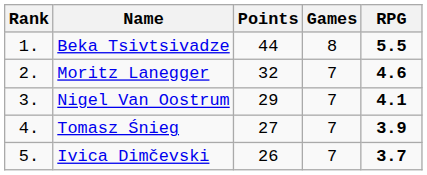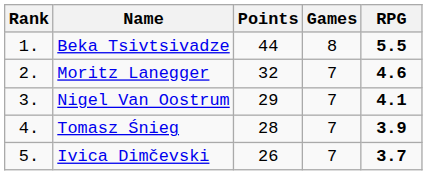(268, 129) 27 -> (268, 129) 28
